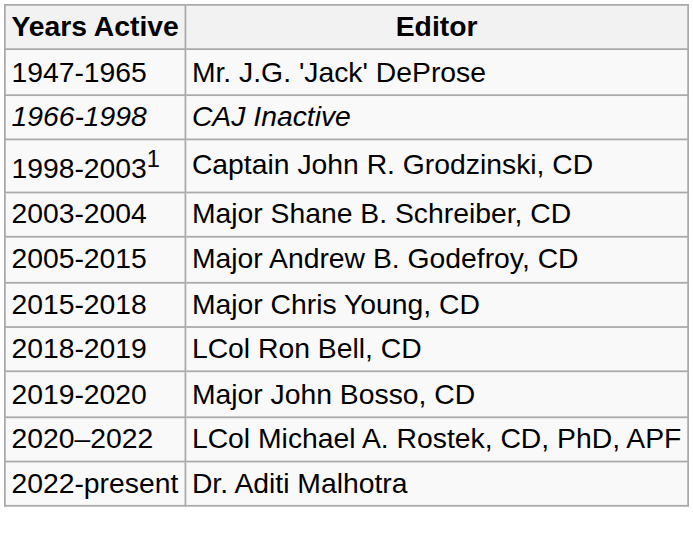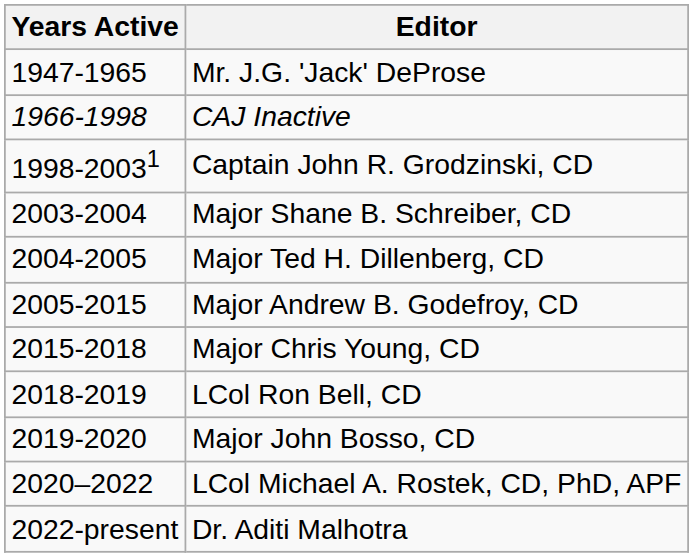+ row: (368, 259)
